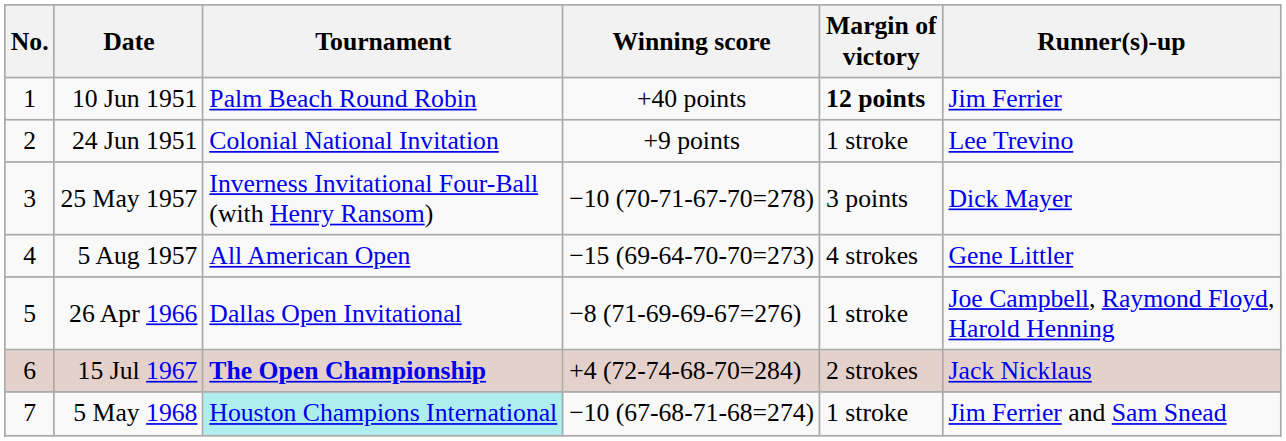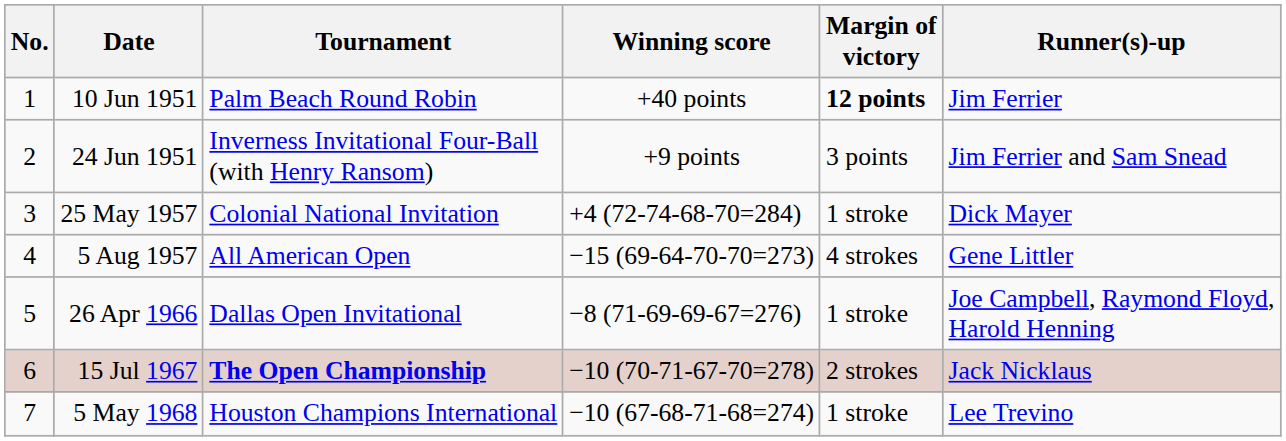(354, 140) Colonial National Invitation -> (374, 156) Inverness Invitational Four-Ball (with Henry Ransom)
(867, 140) 1 stroke -> (867, 156) 3 points
(1011, 140) Lee Trevino -> (1088, 156) Jim Ferrier and Sam Snead
(374, 198) Inverness Invitational Four-Ball (with Henry Ransom) -> (354, 213) Colonial National Invitation
(692, 198) −10 (70-71-67-70=278) -> (685, 213) +4 (72-74-68-70=284)
(867, 198) 3 points -> (867, 213) 1 stroke
(685, 371) +4 (72-74-68-70=284) -> (692, 371) −10 (70-71-67-70=278)
(383, 413) paleturquoise background -> (383, 413) no background
(1088, 413) Jim Ferrier and Sam Snead -> (1011, 413) Lee Trevino
